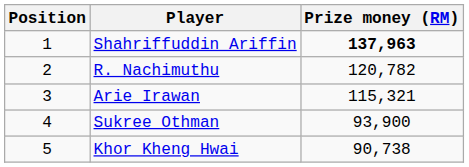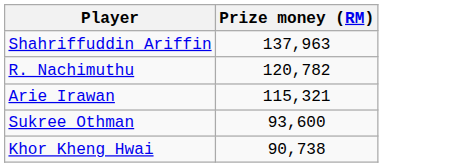- column: (47, 18)
(382, 44) bold -> (297, 44) normal
(382, 123) 93,900 -> (297, 123) 93,600
